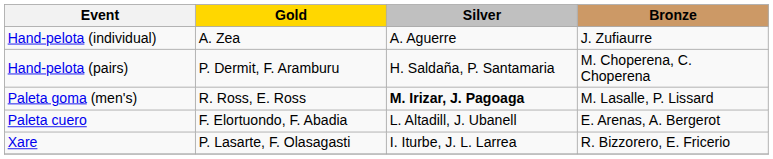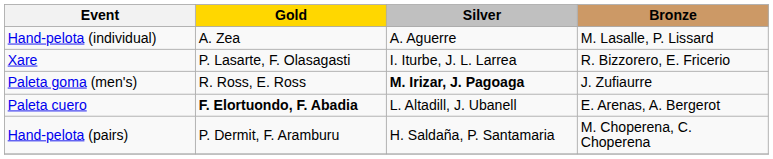(616, 37) J. Zufiaurre -> (647, 37) M. Lasalle, P. Lissard
rows swapped: (68, 68) <-> (23, 143)
(647, 98) M. Lasalle, P. Lissard -> (616, 82) J. Zufiaurre
(273, 120) normal -> (278, 104) bold
